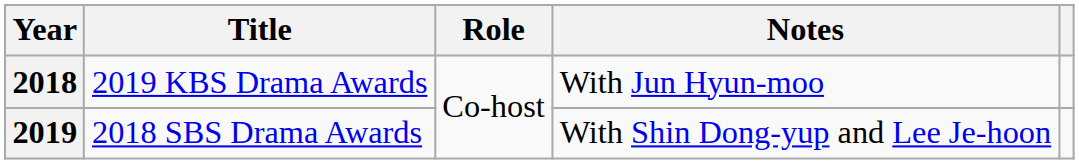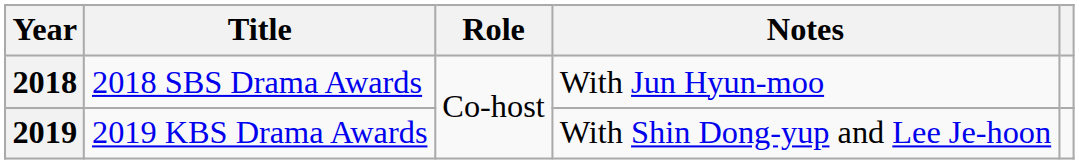(260, 81) 2019 KBS Drama Awards -> (257, 81) 2018 SBS Drama Awards
(257, 132) 2018 SBS Drama Awards -> (260, 132) 2019 KBS Drama Awards
